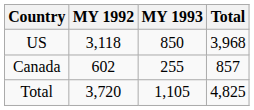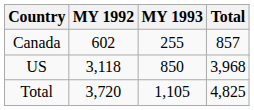rows swapped: (37, 42) <-> (37, 67)
